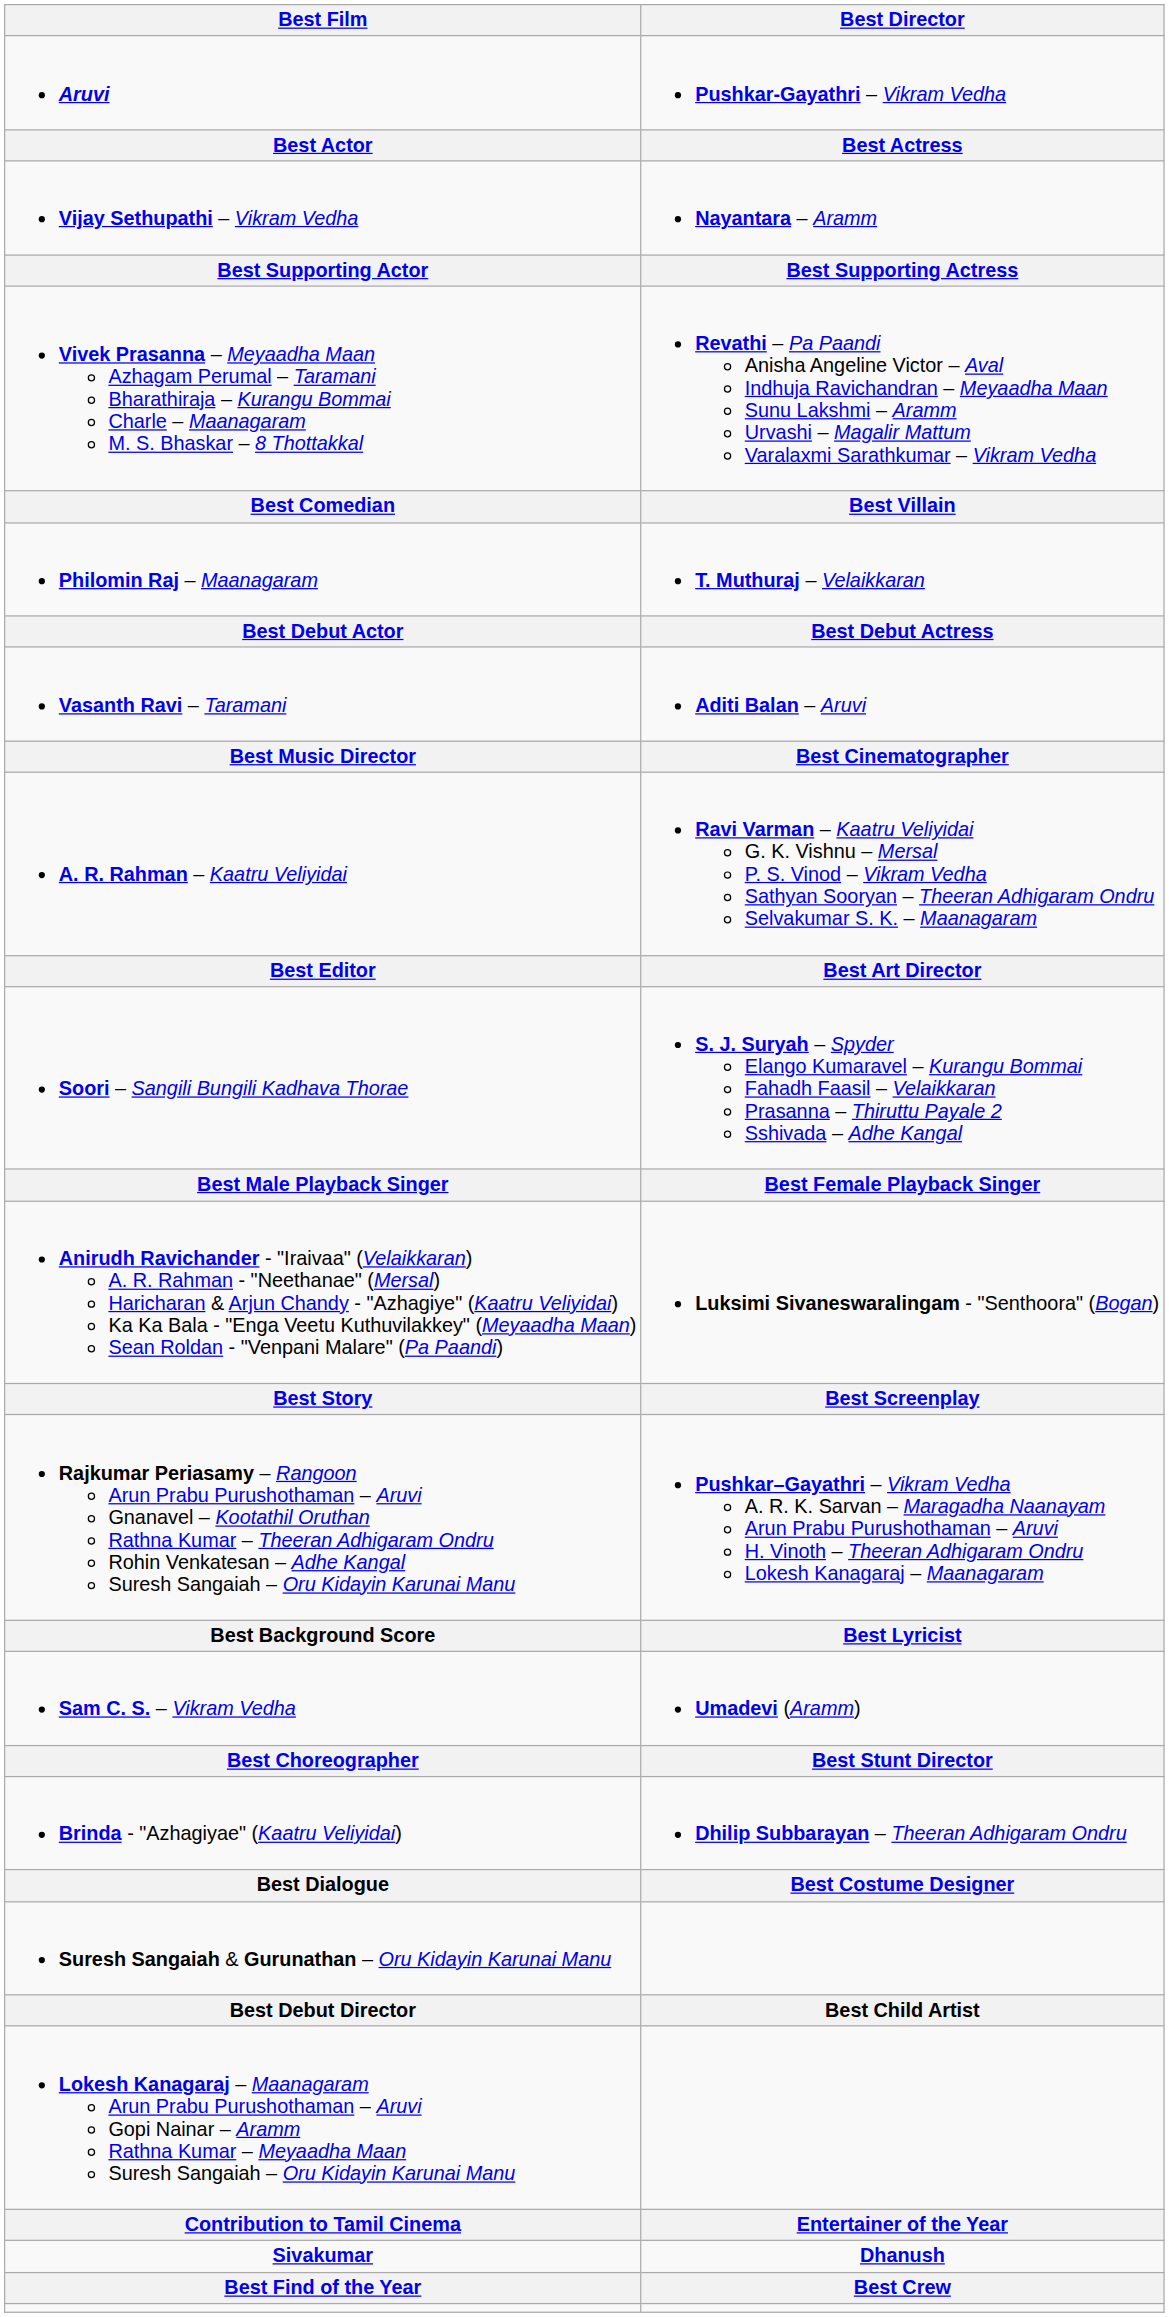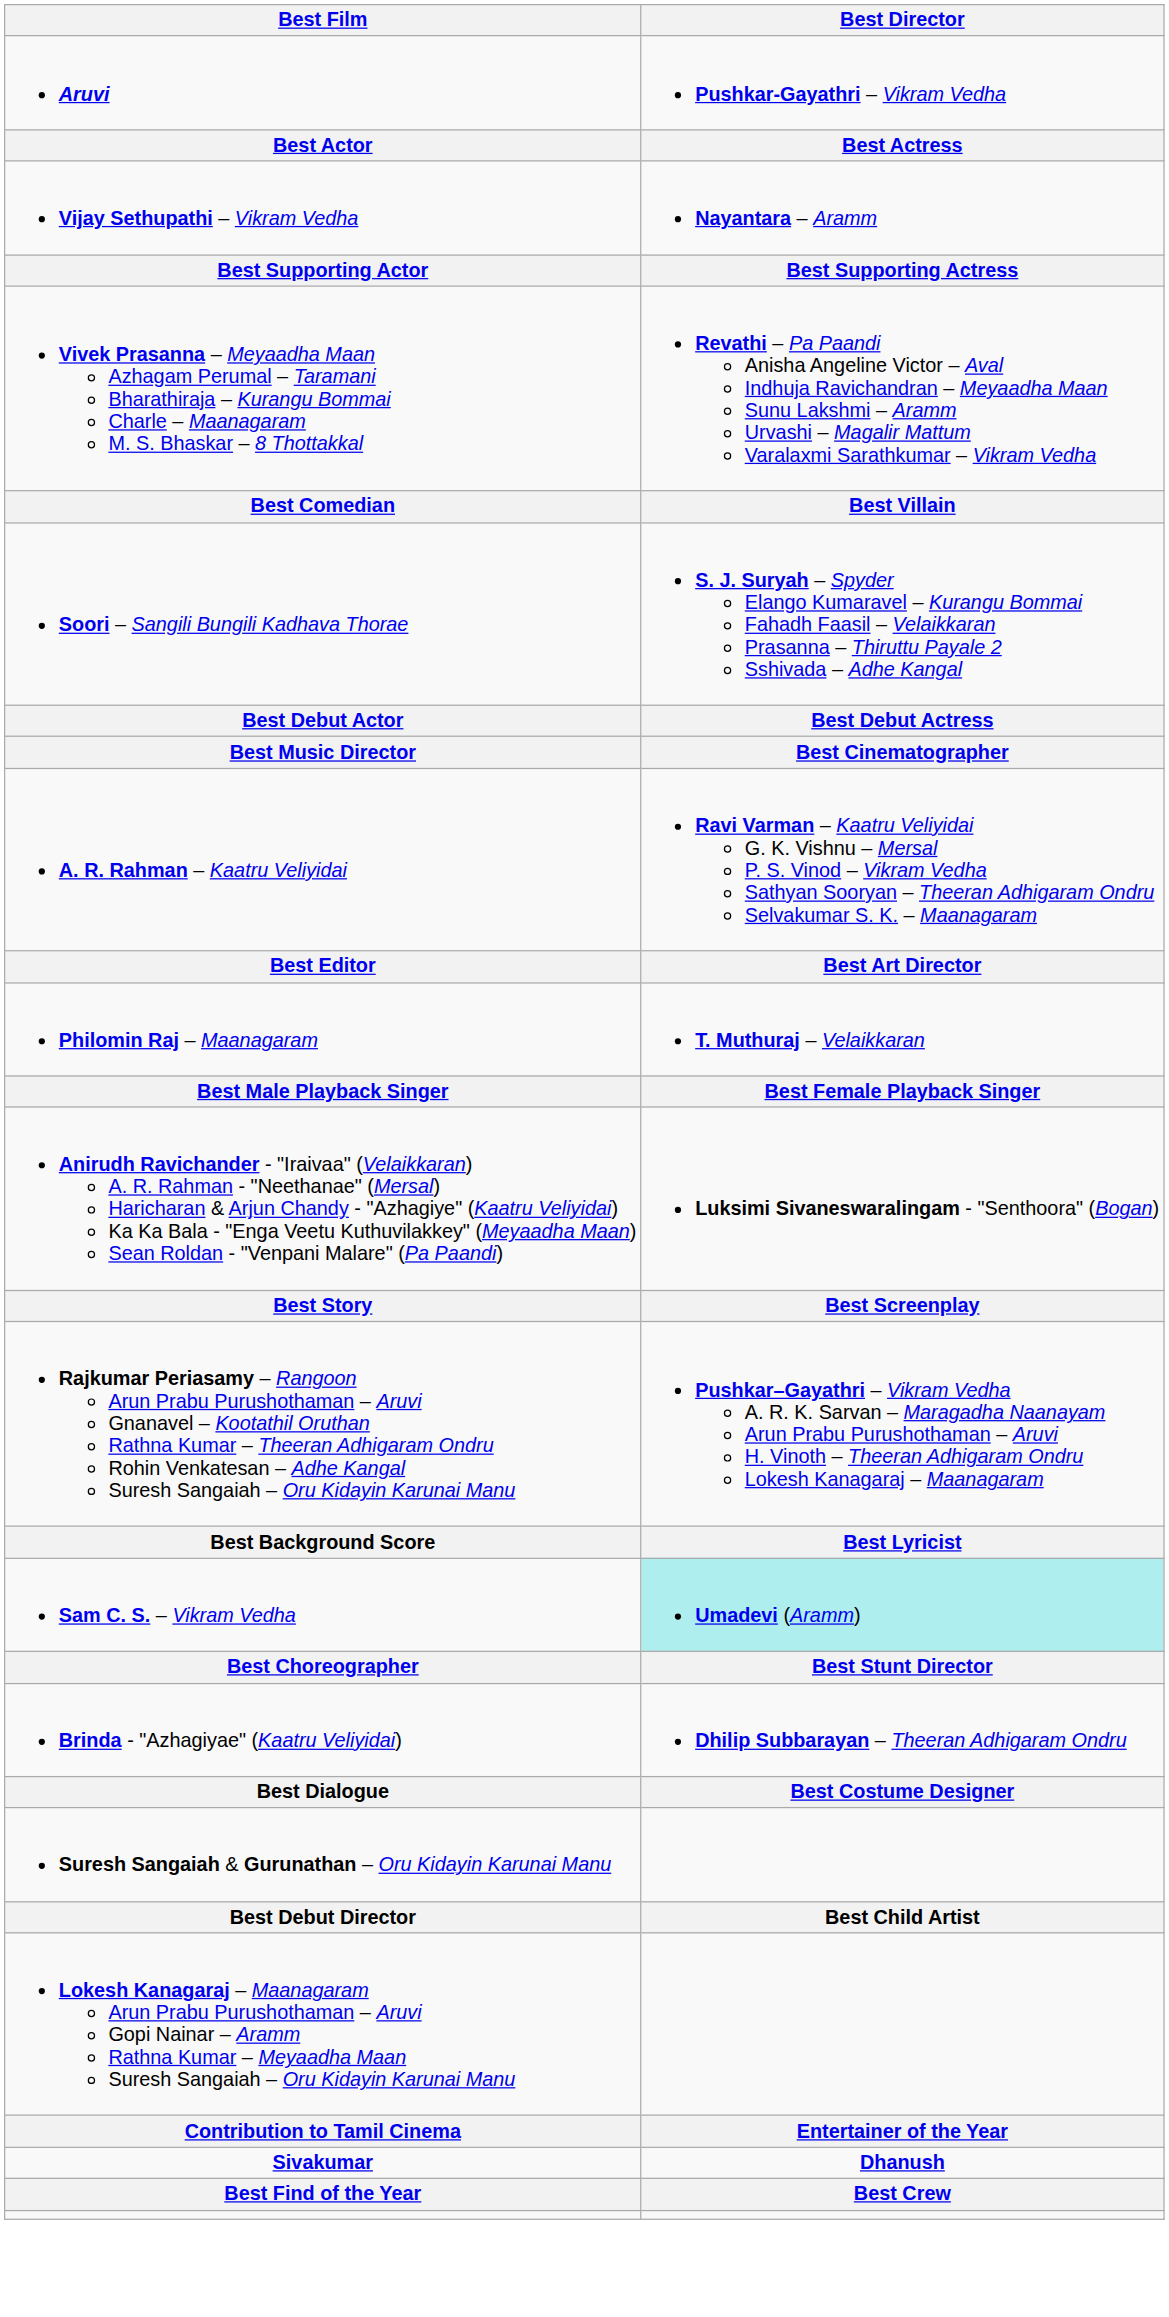rows swapped: (323, 1089) <-> (323, 580)
- row: (323, 705)
(902, 1709) no background -> (902, 1616) paleturquoise background
